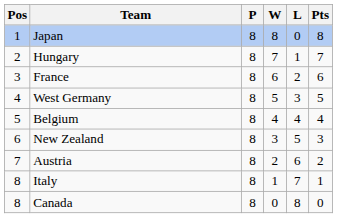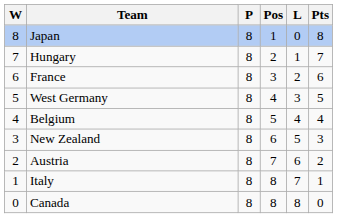columns swapped: (17, 14) <-> (275, 14)
